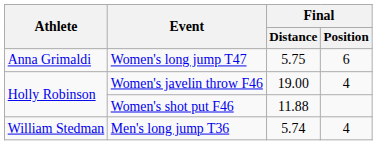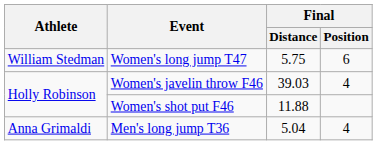(49, 60) Anna Grimaldi -> (56, 60) William Stedman
(293, 83) 19.00 -> (293, 83) 39.03
(56, 129) William Stedman -> (49, 129) Anna Grimaldi
(293, 129) 5.74 -> (293, 129) 5.04
